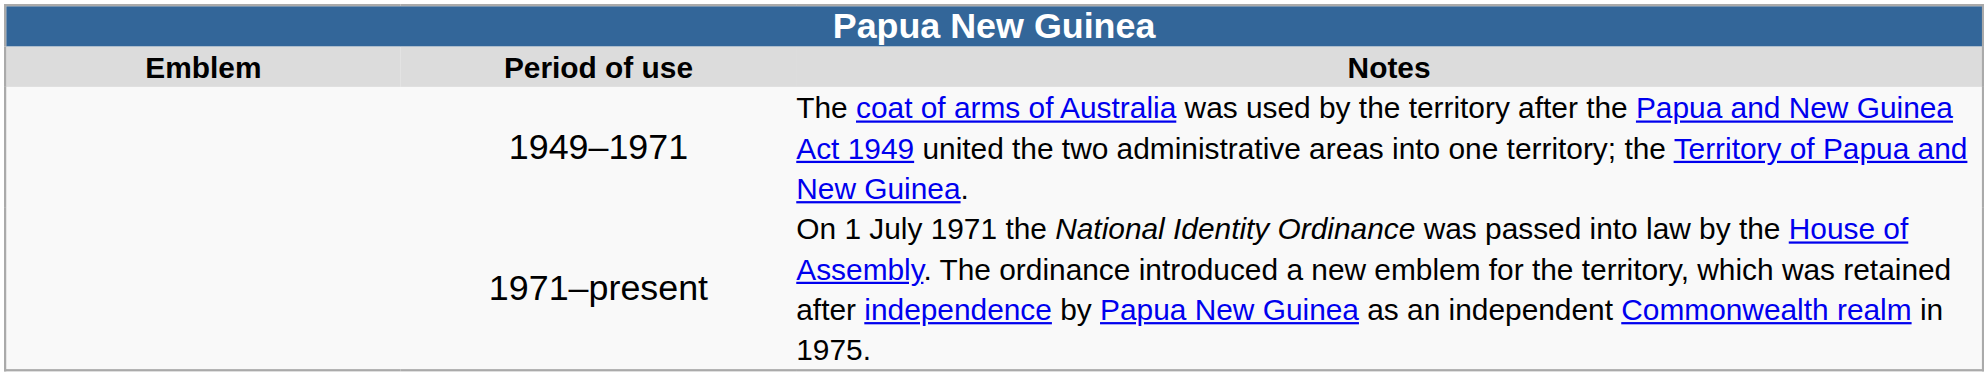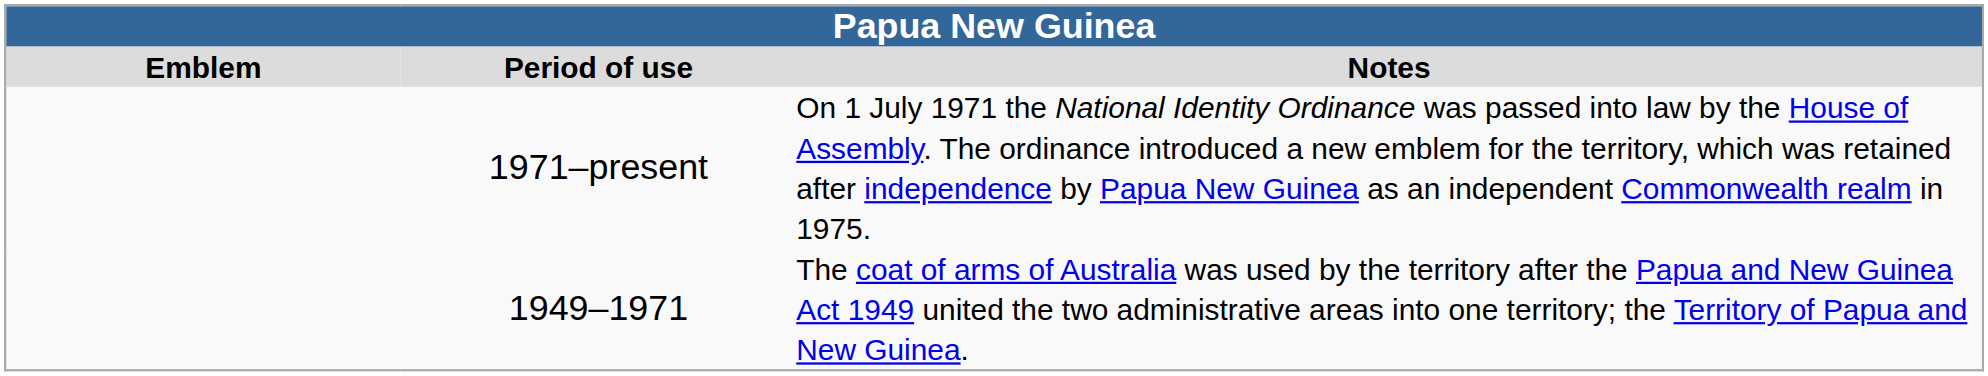rows swapped: (598, 146) <-> (598, 287)
